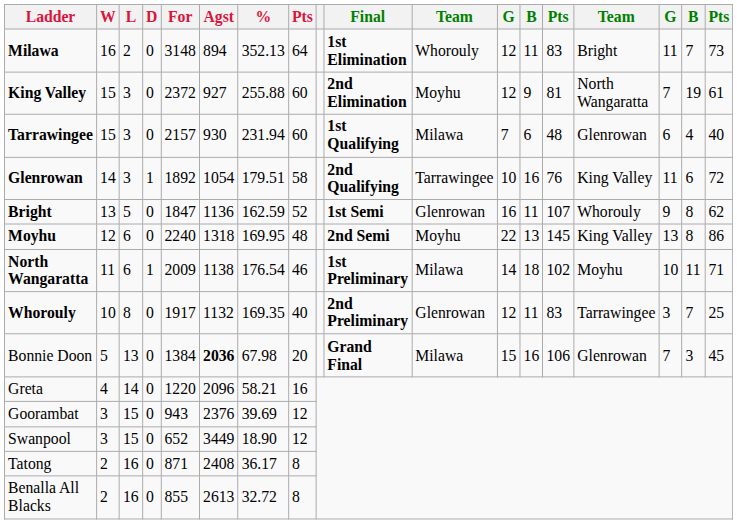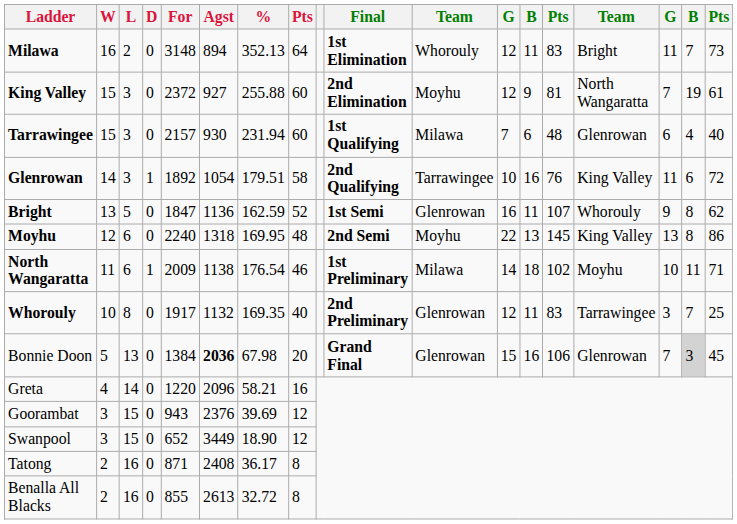(439, 355) Milawa -> (450, 355) Glenrowan
(689, 355) no background -> (689, 355) lightgrey background
